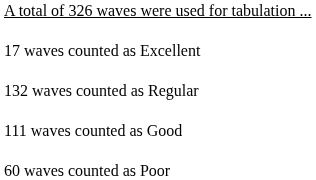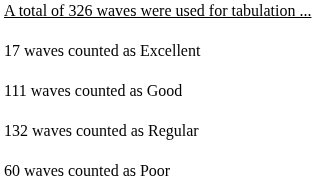rows swapped: (93, 130) <-> (101, 90)
